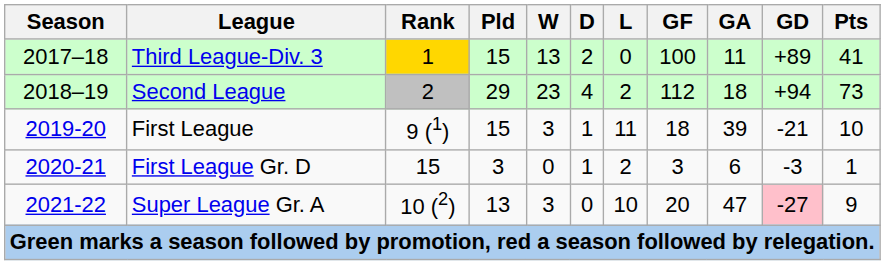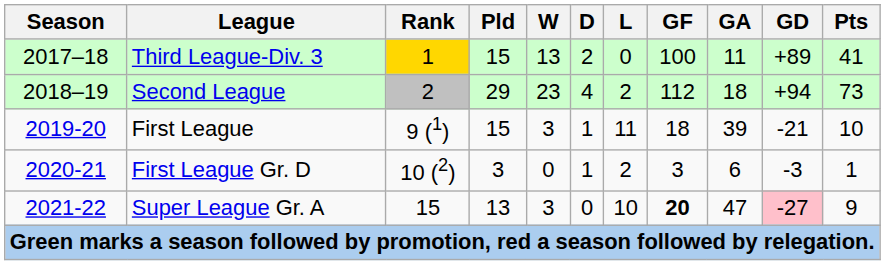(428, 166) 15 -> (428, 169) 10 (2)
(428, 204) 10 (2) -> (428, 207) 15
(678, 204) normal -> (678, 207) bold
